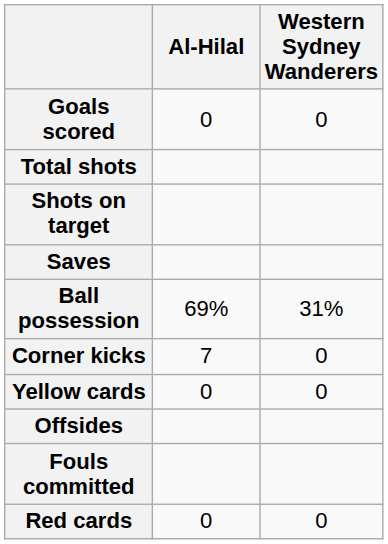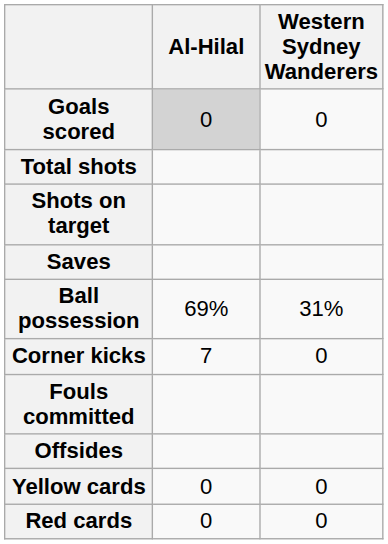(206, 119) no background -> (206, 119) lightgrey background
rows swapped: (79, 473) <-> (79, 391)
